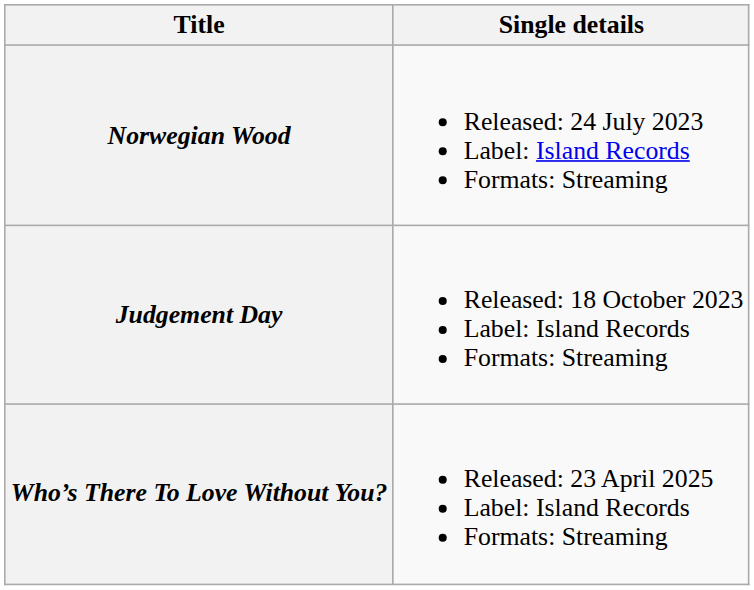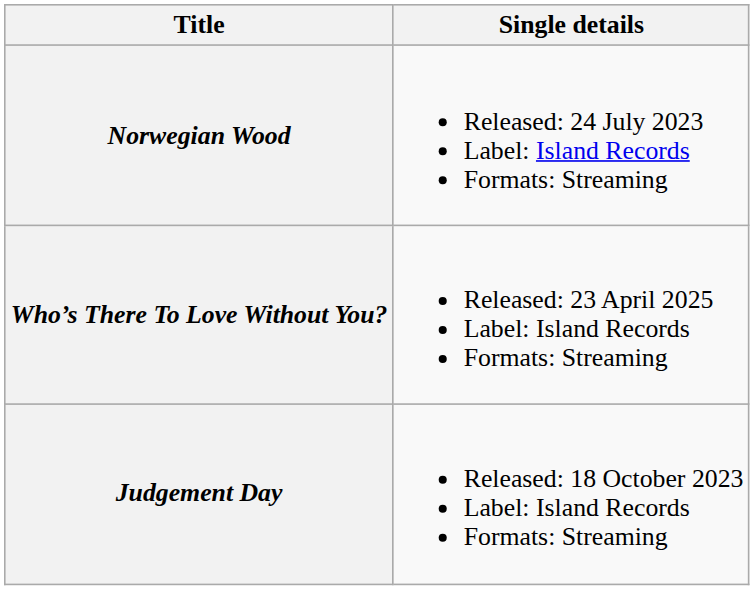rows swapped: (199, 314) <-> (199, 493)
